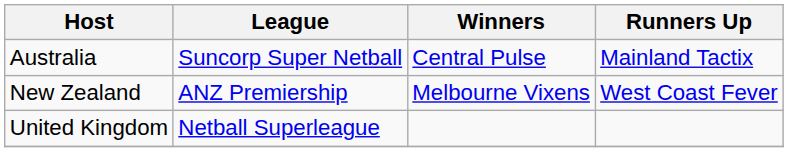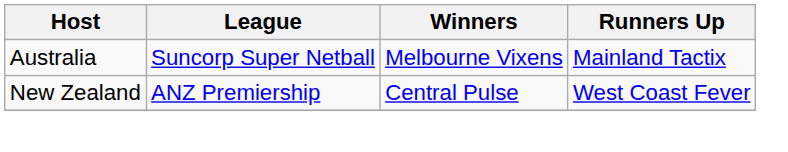(479, 57) Central Pulse -> (474, 57) Melbourne Vixens
(501, 92) Melbourne Vixens -> (452, 92) Central Pulse
- row: (89, 127)
